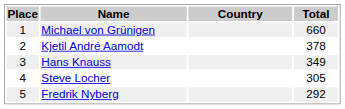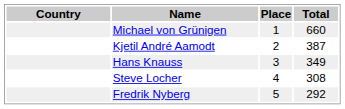columns swapped: (23, 14) <-> (240, 14)
(316, 46) 378 -> (316, 46) 387
(316, 78) 305 -> (316, 78) 308
